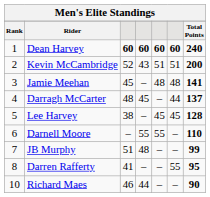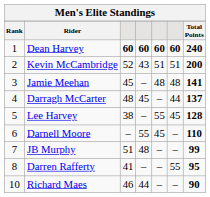(159, 116) 45 -> (159, 116) 55
(159, 133) 55 -> (159, 133) 45
